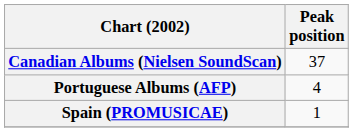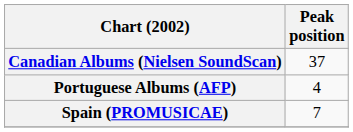(317, 113) 1 -> (317, 113) 7
